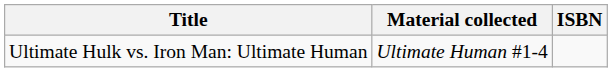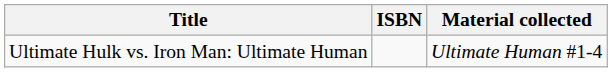columns swapped: (462, 19) <-> (580, 19)
